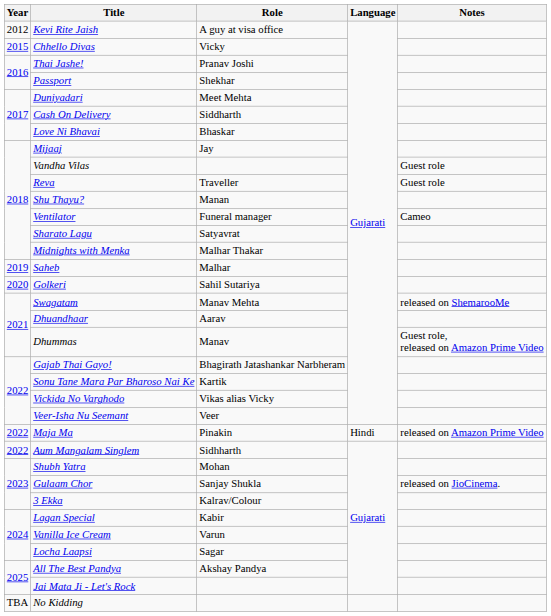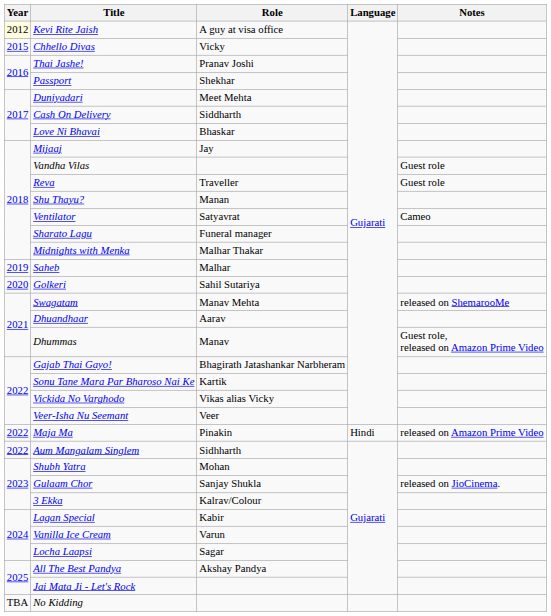(18, 30) no background -> (18, 30) lightyellow background
(236, 217) Funeral manager -> (220, 217) Satyavrat
(220, 234) Satyavrat -> (236, 234) Funeral manager
